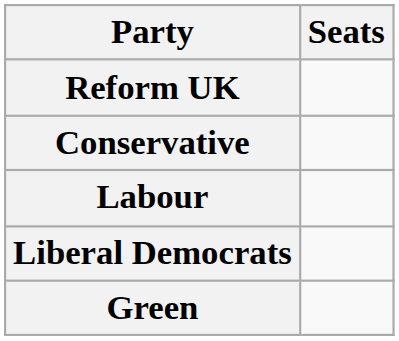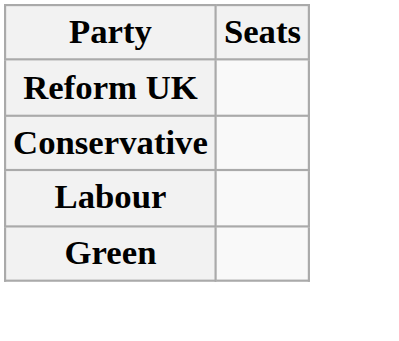- row: (152, 252)
